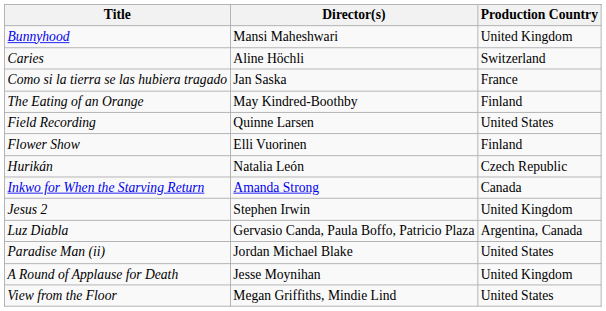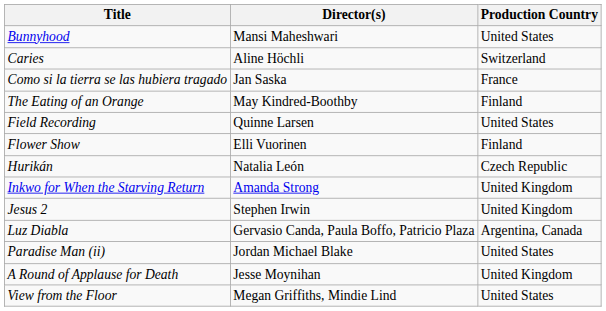(527, 36) United Kingdom -> (517, 36) United States
(501, 187) Canada -> (527, 187) United Kingdom
